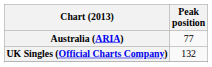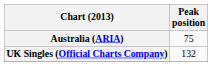(189, 38) 77 -> (189, 38) 75
